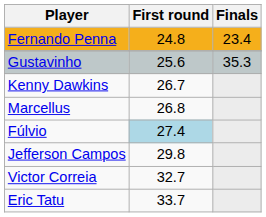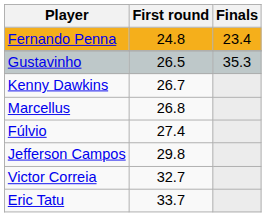(171, 62) 25.6 -> (171, 62) 26.5
(171, 131) lightblue background -> (171, 131) no background
